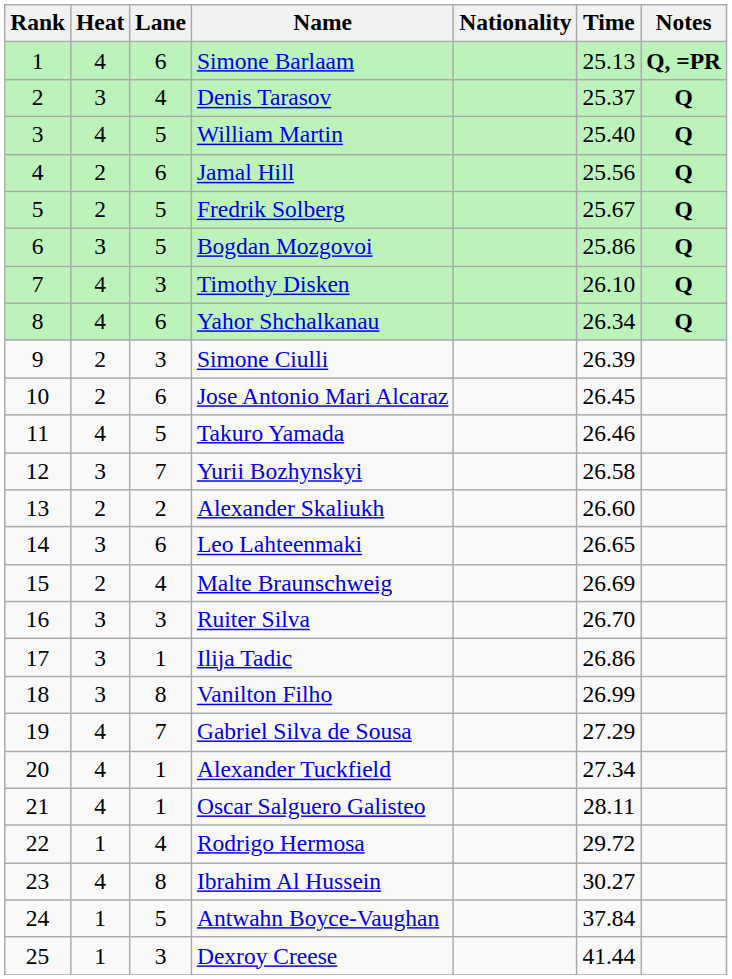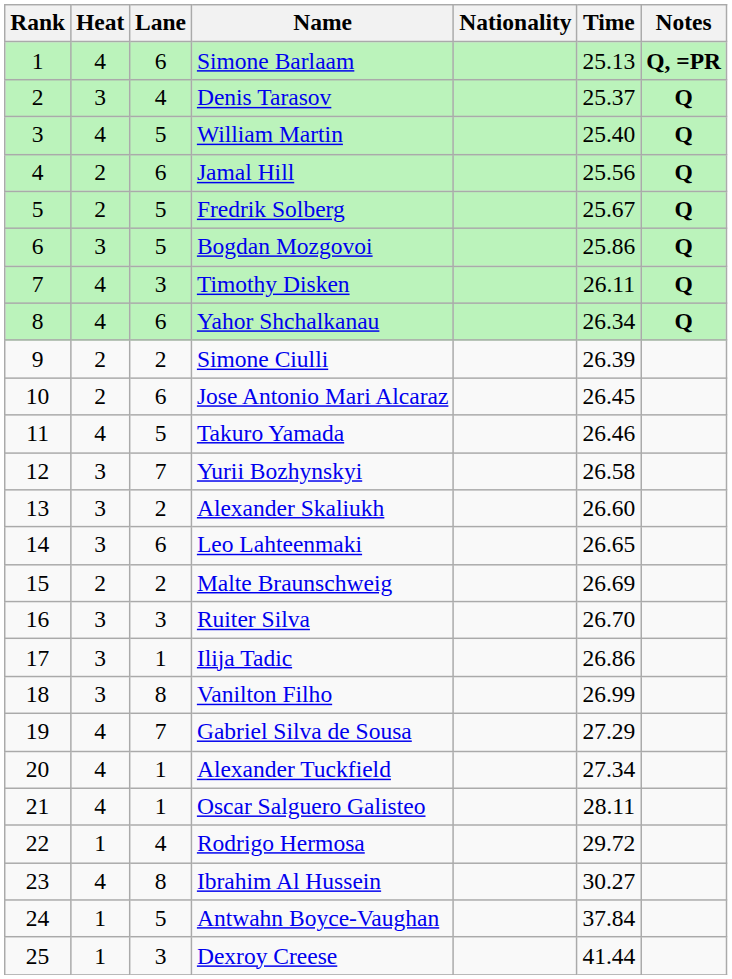(609, 284) 26.10 -> (609, 284) 26.11
(161, 358) 3 -> (161, 358) 2
(100, 508) 2 -> (100, 508) 3
(161, 582) 4 -> (161, 582) 2
